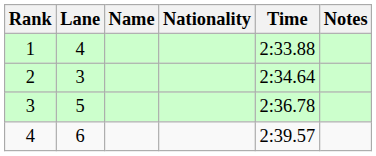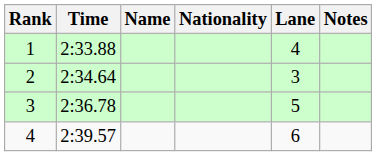columns swapped: (80, 19) <-> (287, 19)
